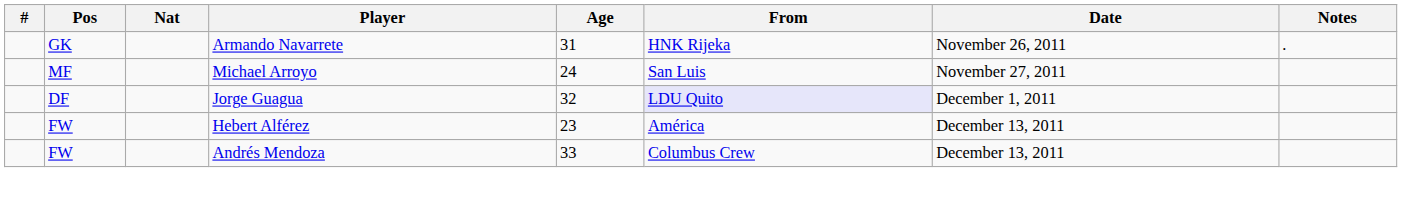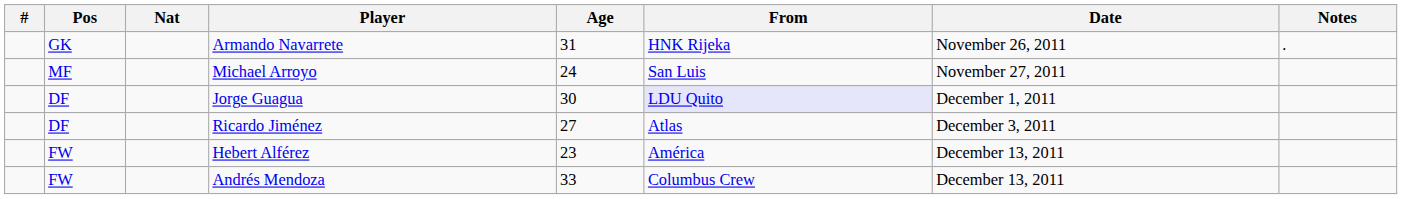(568, 99) 32 -> (568, 99) 30
+ row: (267, 126)
